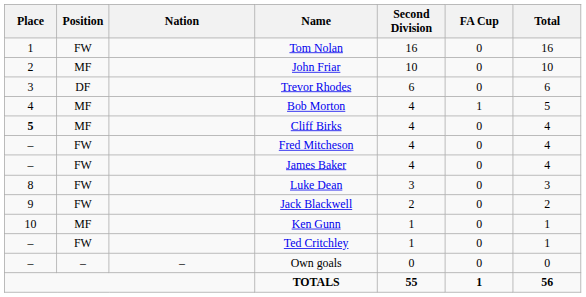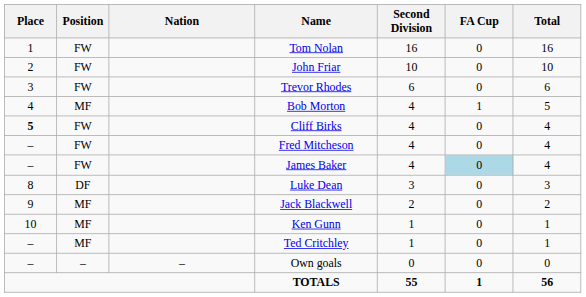(83, 67) MF -> (83, 67) FW
(83, 87) DF -> (83, 87) FW
(83, 126) MF -> (83, 126) FW
(479, 165) no background -> (479, 165) lightblue background
(83, 184) FW -> (83, 184) DF
(83, 204) FW -> (83, 204) MF
(83, 243) FW -> (83, 243) MF
